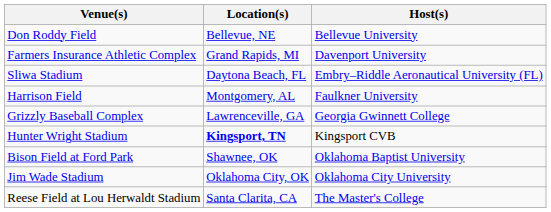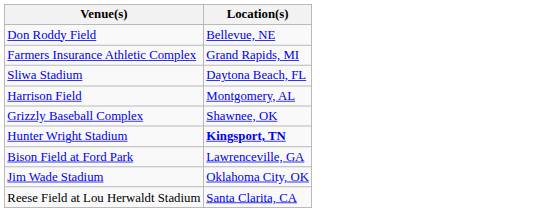- column: (429, 14)
(255, 116) Lawrenceville, GA -> (242, 116) Shawnee, OK
(242, 156) Shawnee, OK -> (255, 156) Lawrenceville, GA
